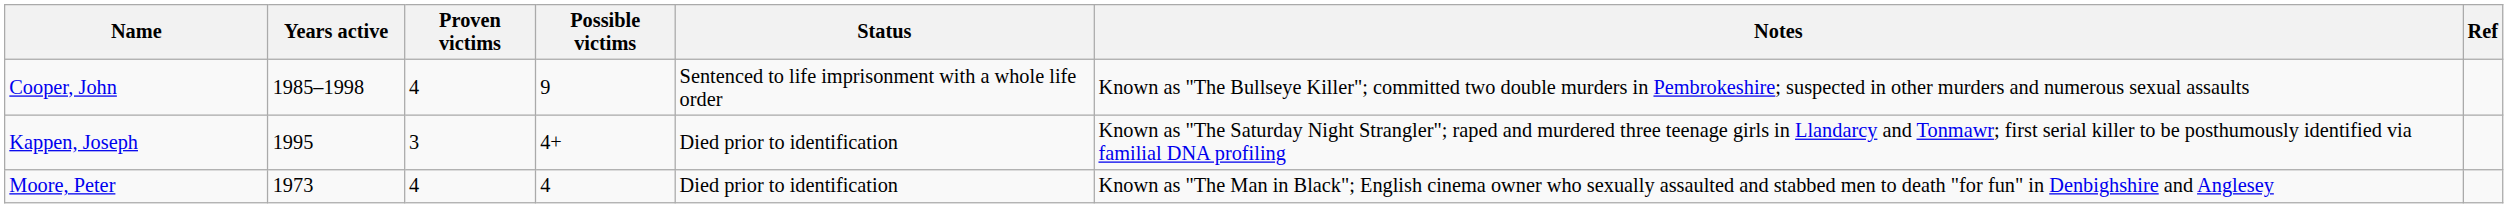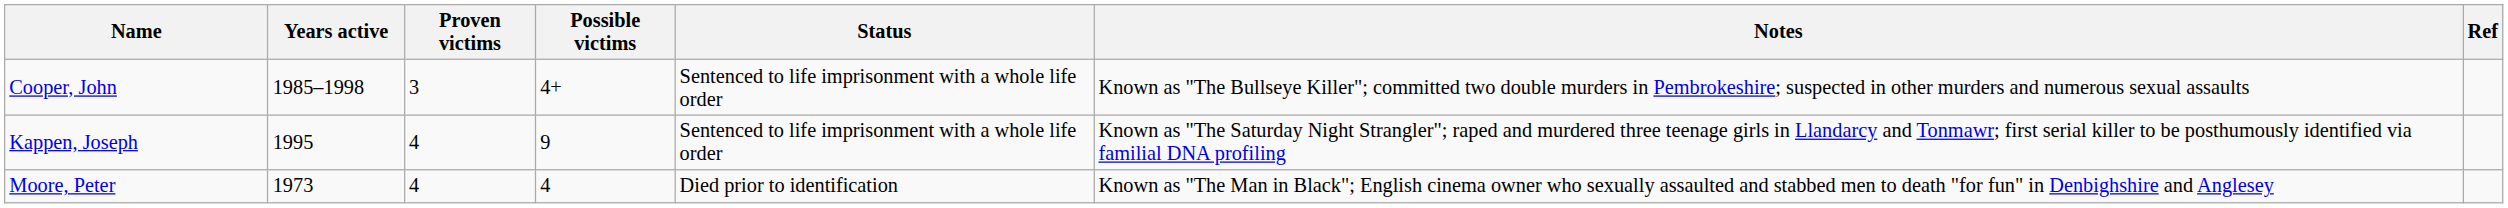(414, 87) 4 -> (414, 87) 3
(545, 87) 9 -> (551, 87) 4+
(414, 142) 3 -> (414, 142) 4
(551, 142) 4+ -> (545, 142) 9
(789, 142) Died prior to identification -> (878, 142) Sentenced to life imprisonment with a whole life order
